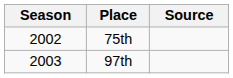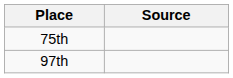- column: (46, 15)
